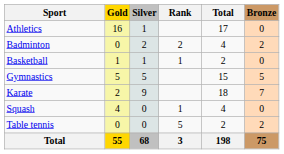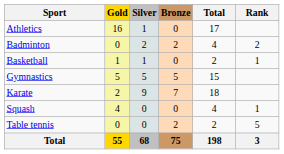columns swapped: (262, 12) <-> (180, 12)
